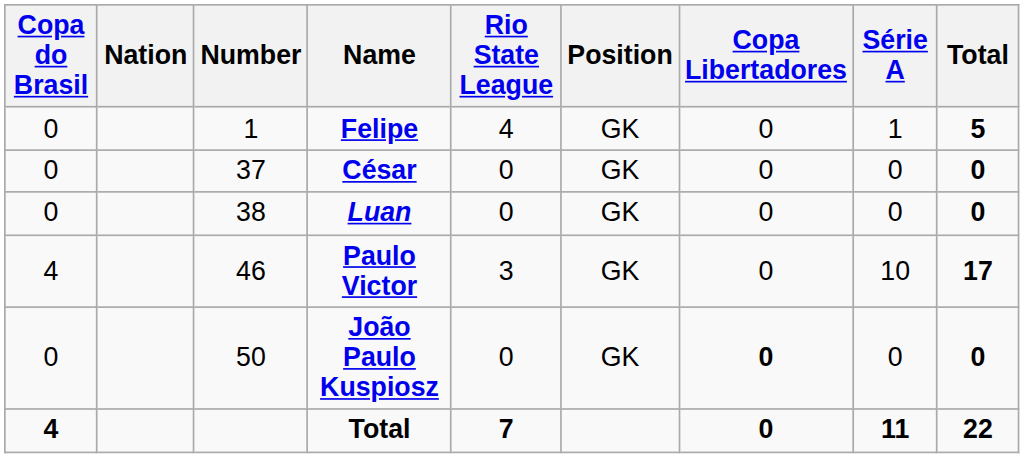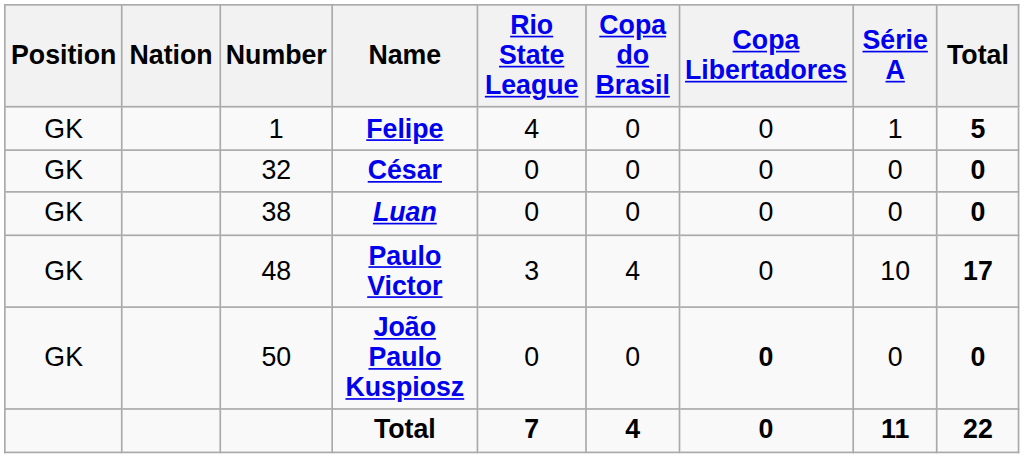columns swapped: (620, 55) <-> (51, 55)
(251, 170) 37 -> (276, 170) 32
(251, 270) 46 -> (276, 270) 48
